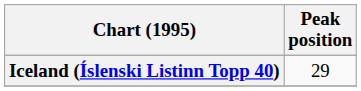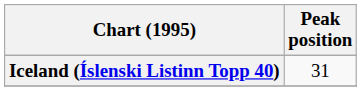(320, 70) 29 -> (320, 70) 31
